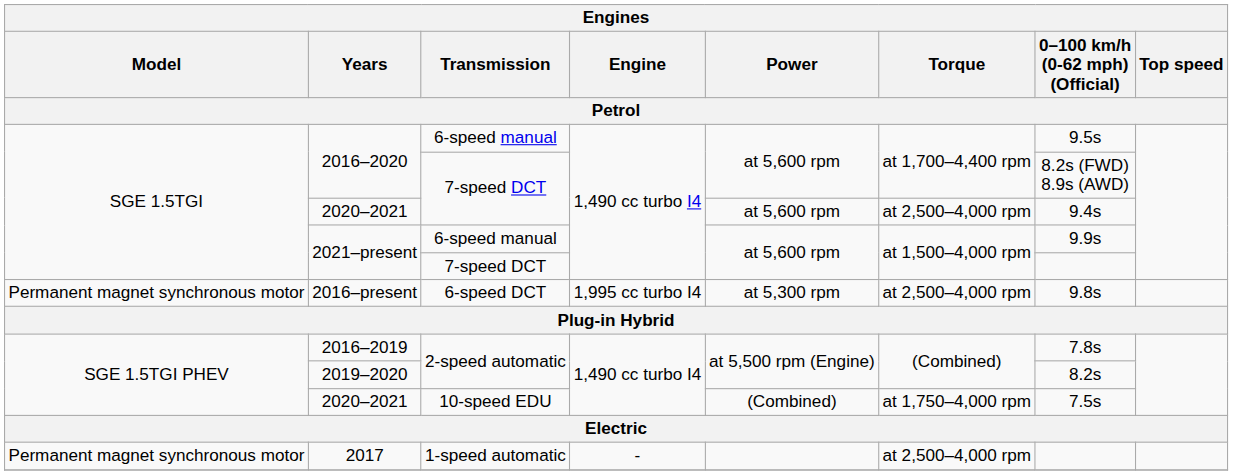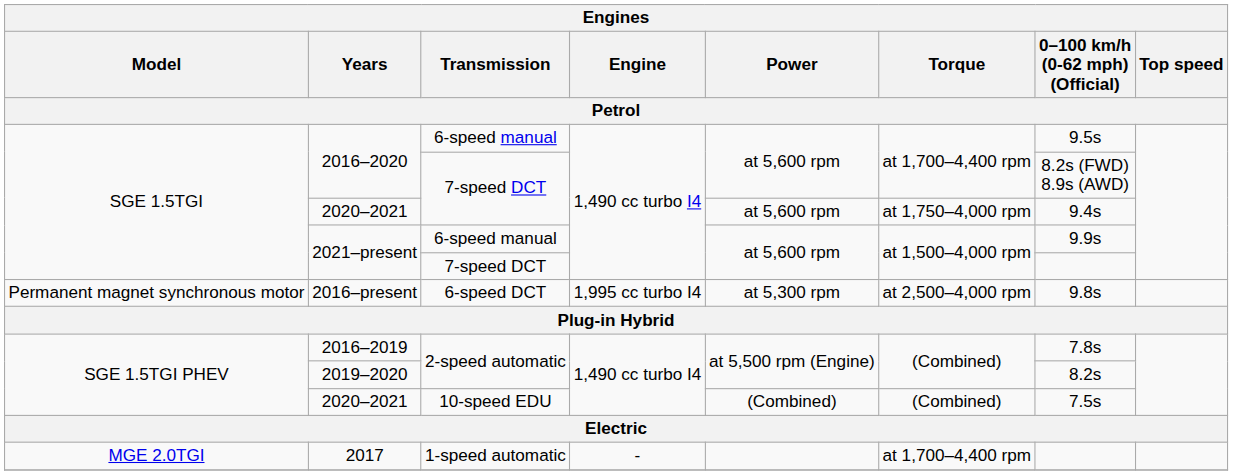(957, 211) at 2,500–4,000 rpm -> (957, 211) at 1,750–4,000 rpm
(957, 401) at 1,750–4,000 rpm -> (957, 401) (Combined)
(156, 455) Permanent magnet synchronous motor -> (156, 455) MGE 2.0TGI
(957, 455) at 2,500–4,000 rpm -> (957, 455) at 1,700–4,400 rpm
